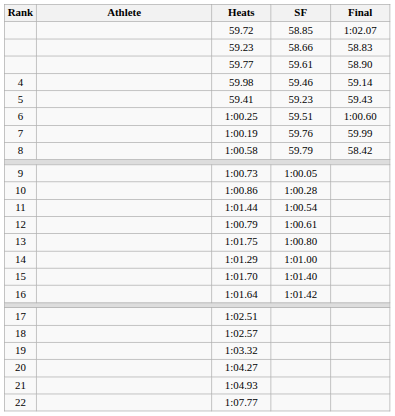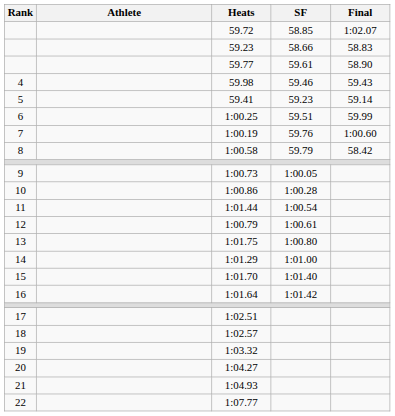(360, 82) 59.14 -> (360, 82) 59.43
(360, 99) 59.43 -> (360, 99) 59.14
(360, 116) 1:00.60 -> (360, 116) 59.99
(360, 133) 59.99 -> (360, 133) 1:00.60
